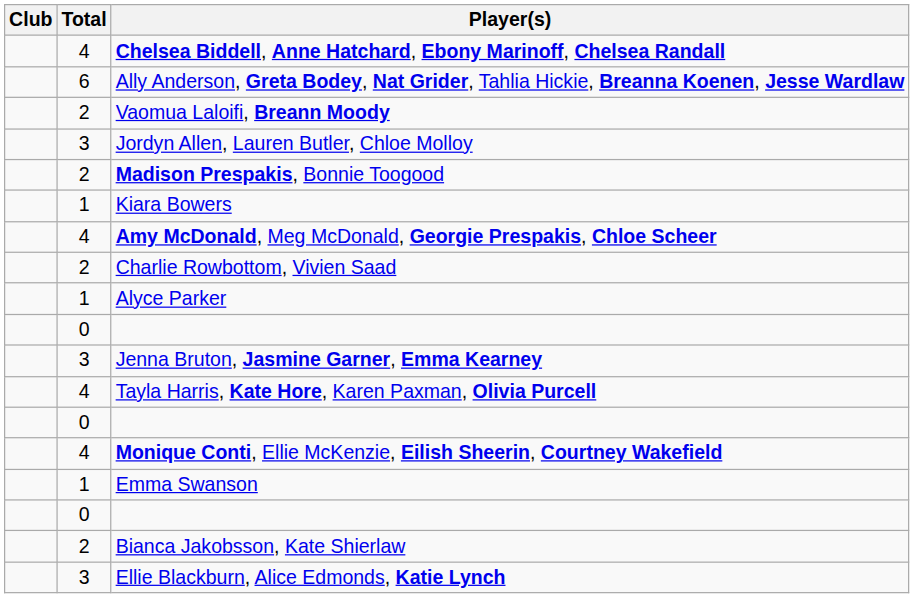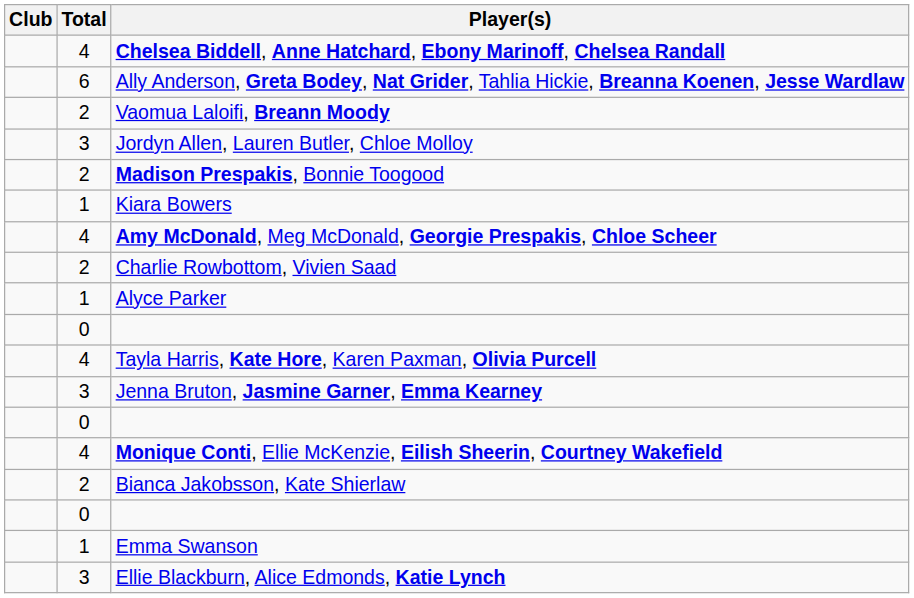rows swapped: (84, 391) <-> (84, 360)
rows swapped: (84, 546) <-> (84, 484)
